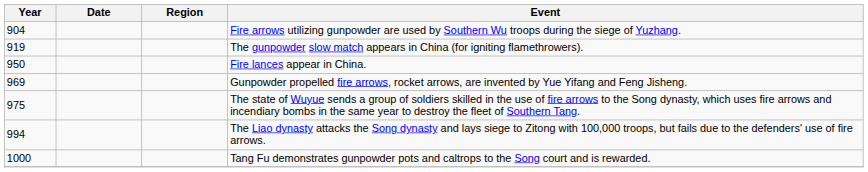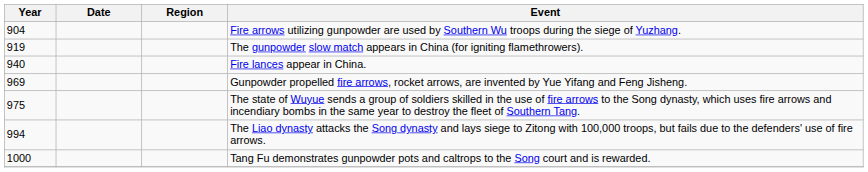(16, 64) 950 -> (16, 64) 940
